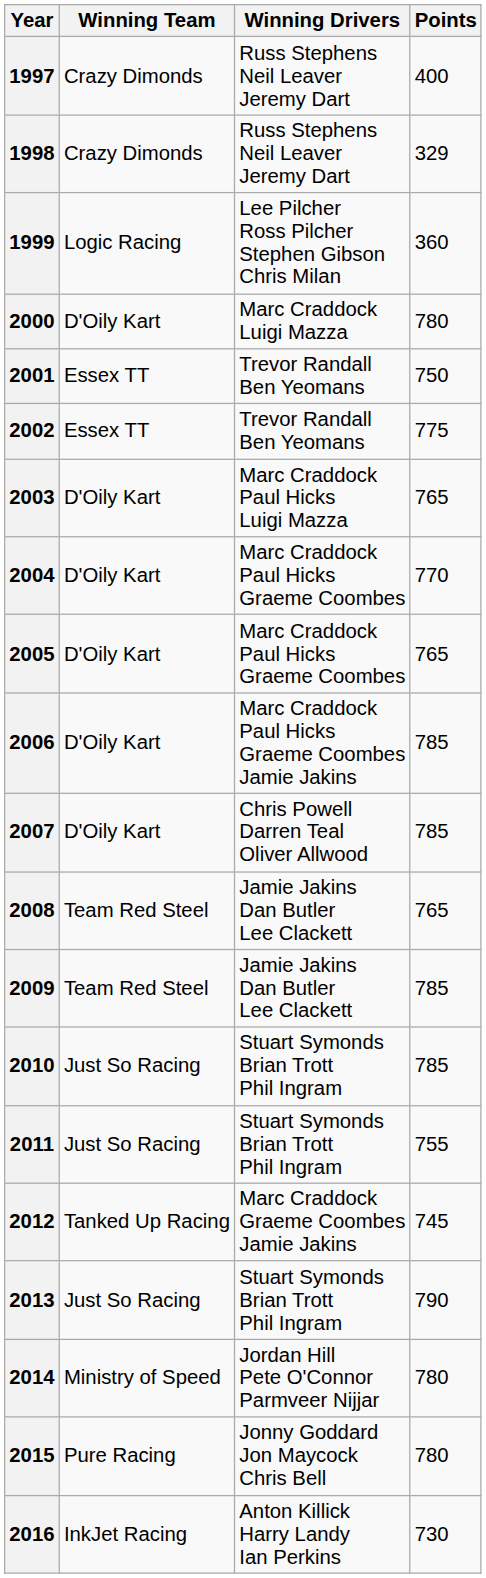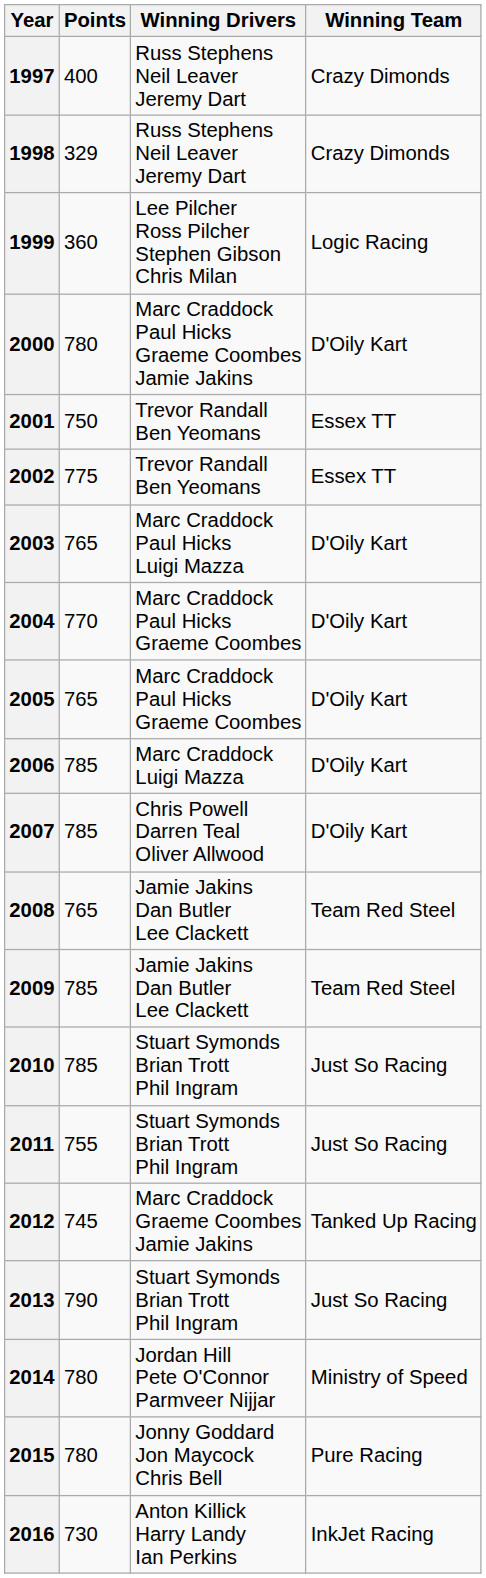columns swapped: (147, 20) <-> (446, 20)
(308, 320) Marc Craddock Luigi Mazza -> (218, 343) Marc Craddock Paul Hicks Graeme Coombes Jamie Jakins
(322, 742) Marc Craddock Paul Hicks Graeme Coombes Jamie Jakins -> (204, 765) Marc Craddock Luigi Mazza
